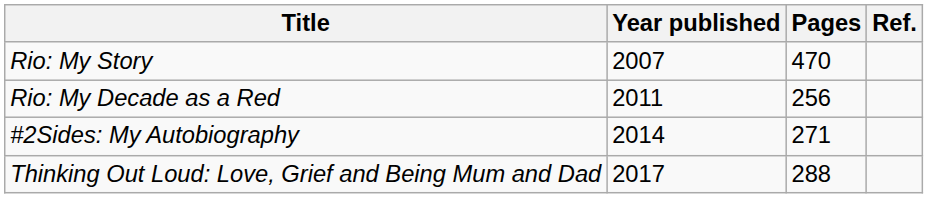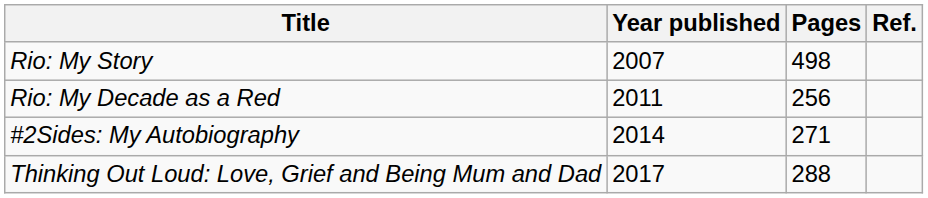(811, 60) 470 -> (811, 60) 498
